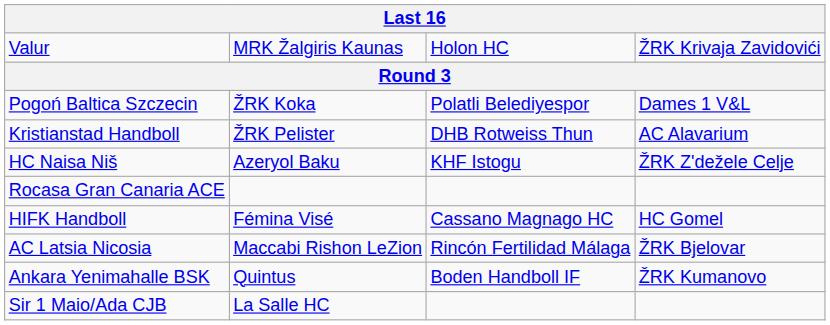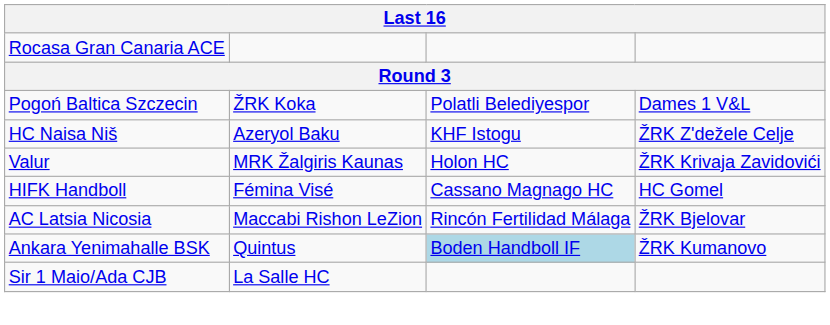rows swapped: (117, 190) <-> (29, 47)
- row: (94, 133)
(505, 276) no background -> (505, 248) lightblue background
